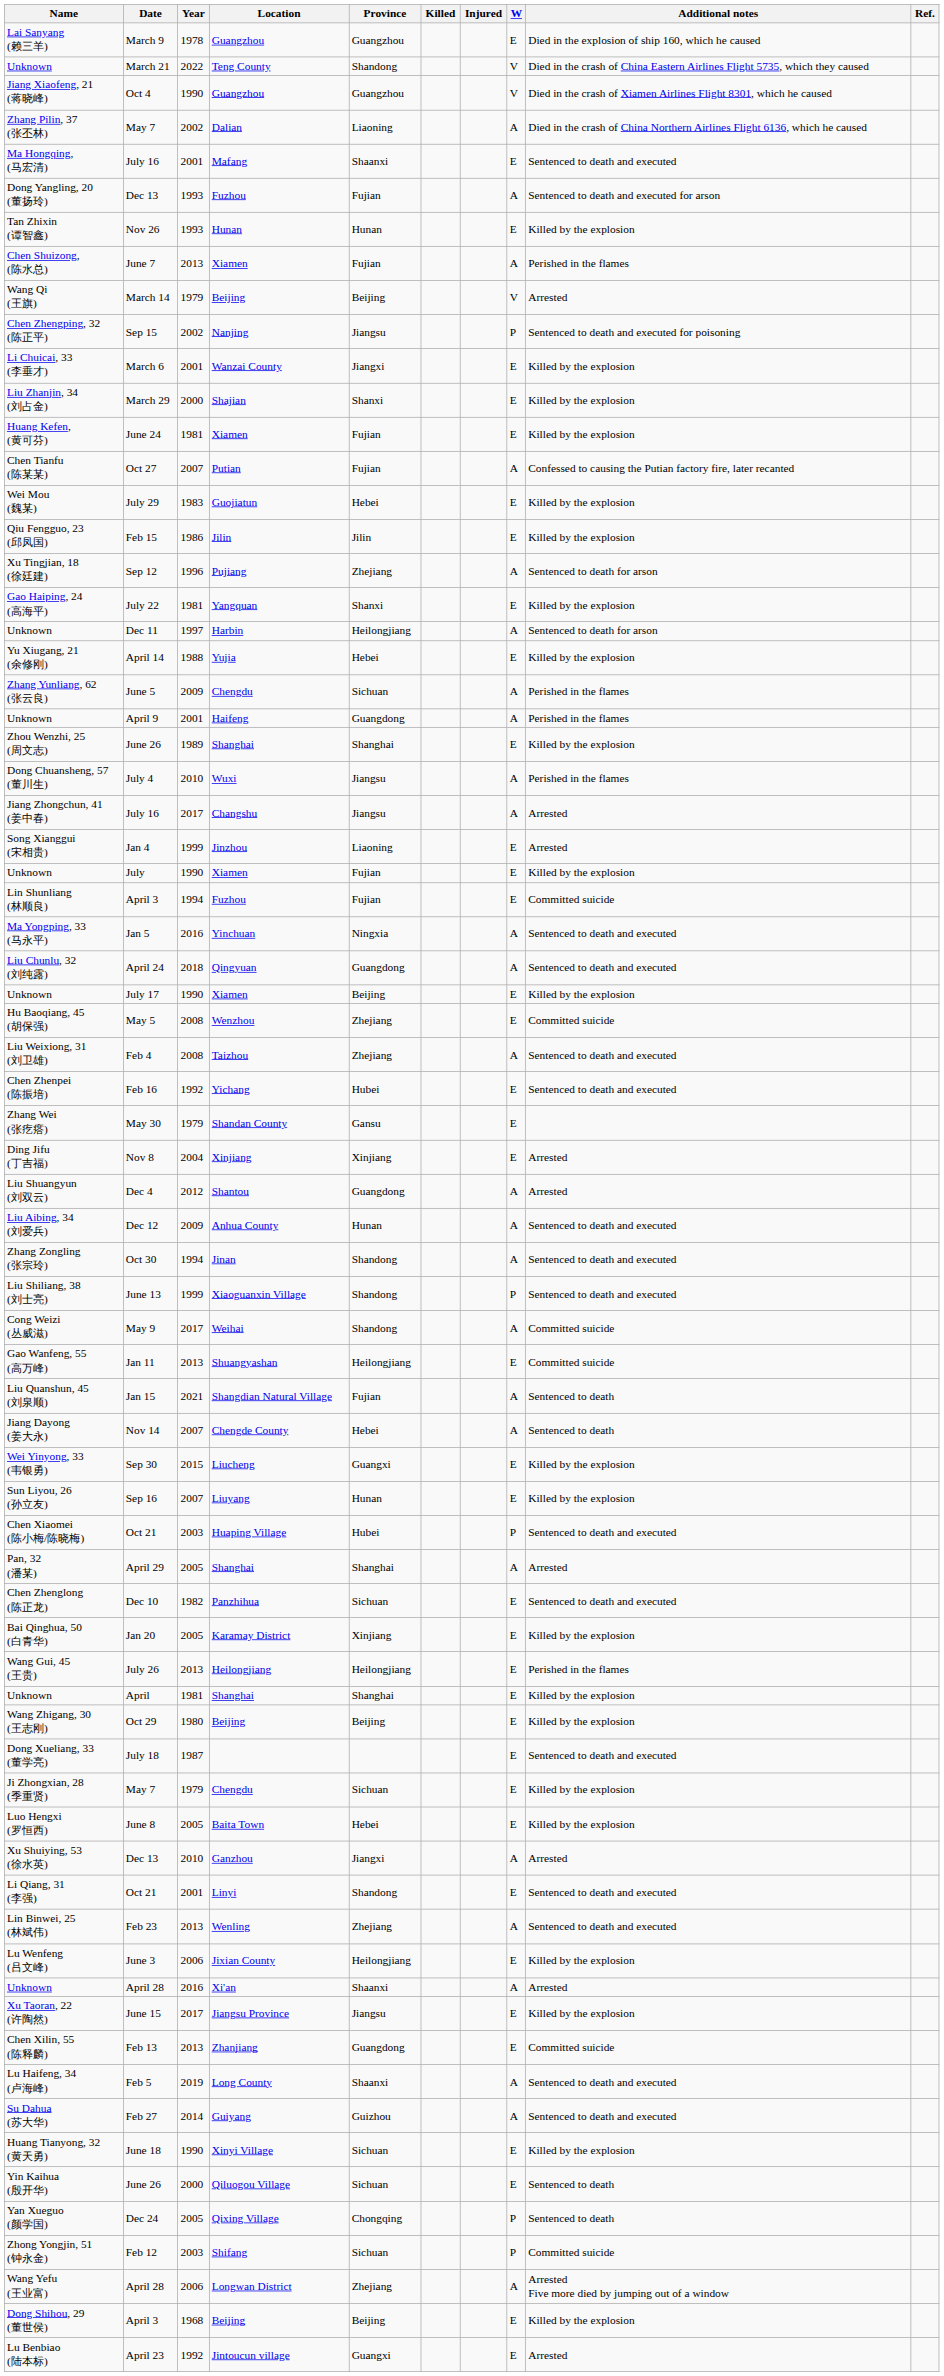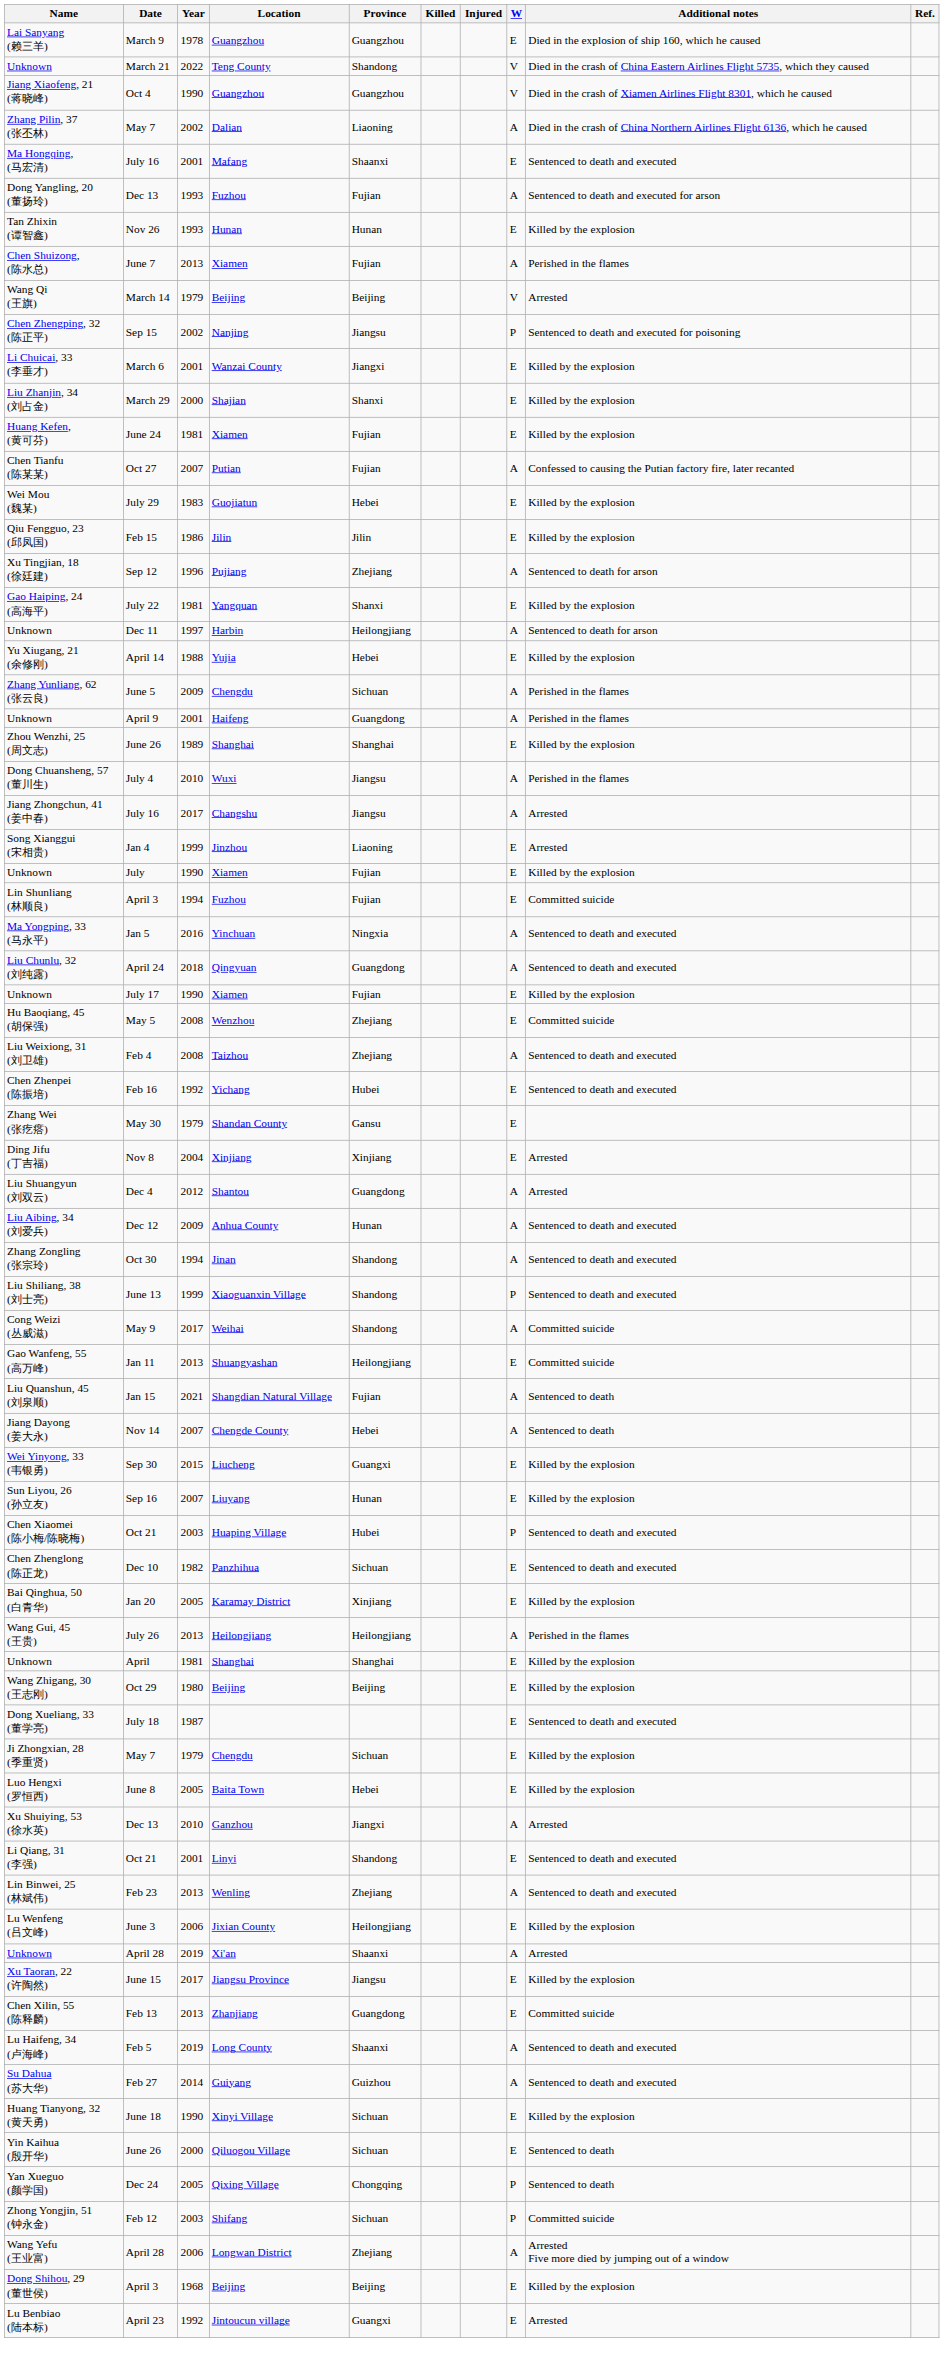(368, 994) Beijing -> (366, 994) Fujian
- row: (24, 1566)
(513, 1669) E -> (514, 1635) A
(192, 1987) 2016 -> (192, 1953) 2019
